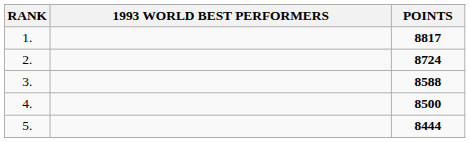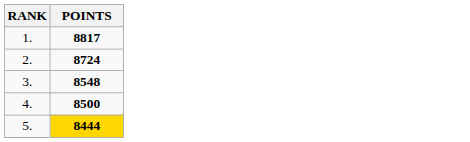- column: (221, 15)
(428, 82) 8588 -> (87, 82) 8548
(428, 126) no background -> (87, 126) gold background
